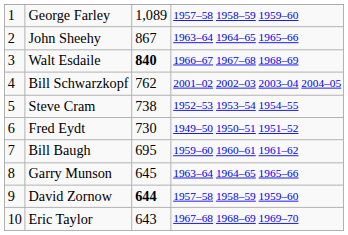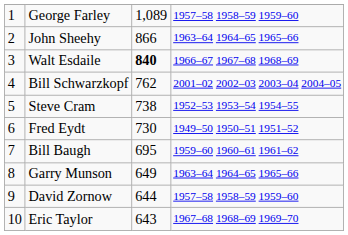(146, 38) 867 -> (146, 38) 866
(146, 173) 645 -> (146, 173) 649
(146, 196) bold -> (146, 196) normal
